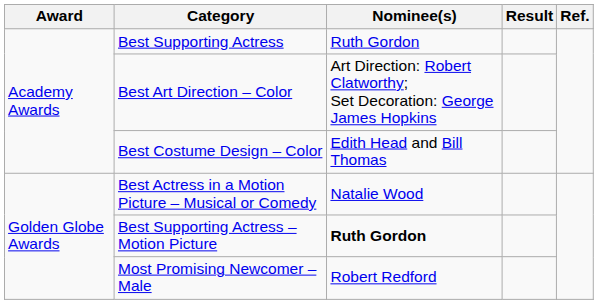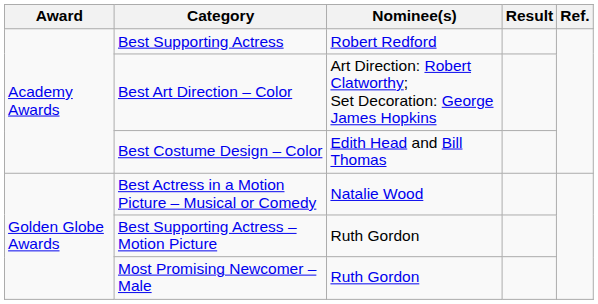(375, 41) Ruth Gordon -> (383, 41) Robert Redford
(378, 235) bold -> (375, 235) normal
(383, 277) Robert Redford -> (375, 277) Ruth Gordon
